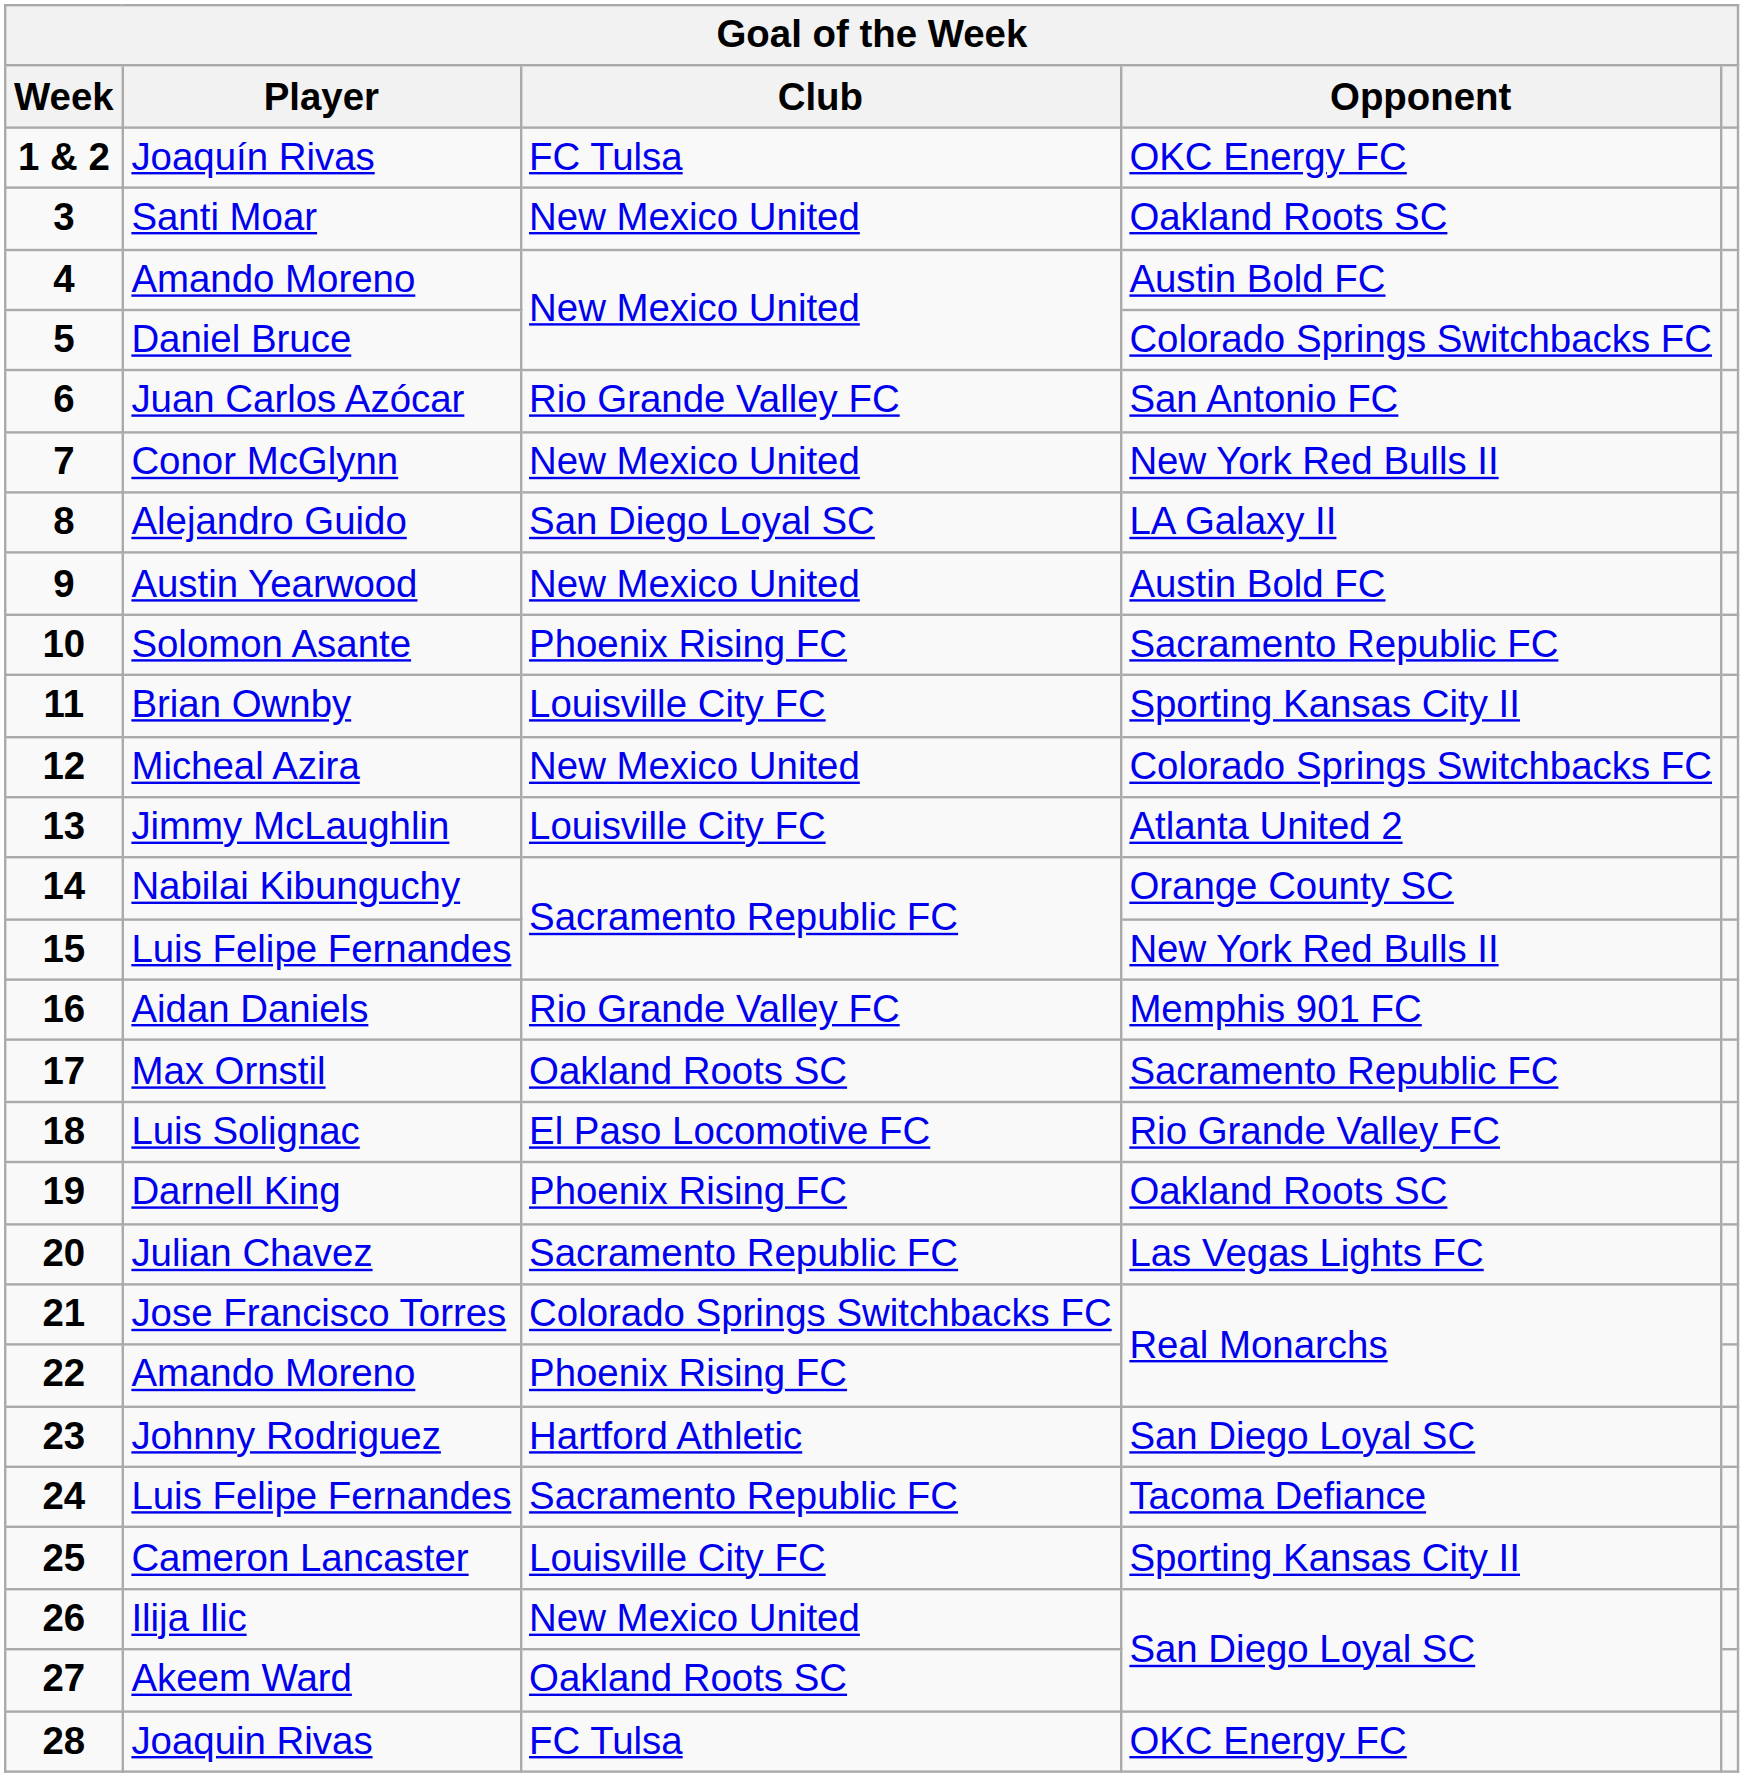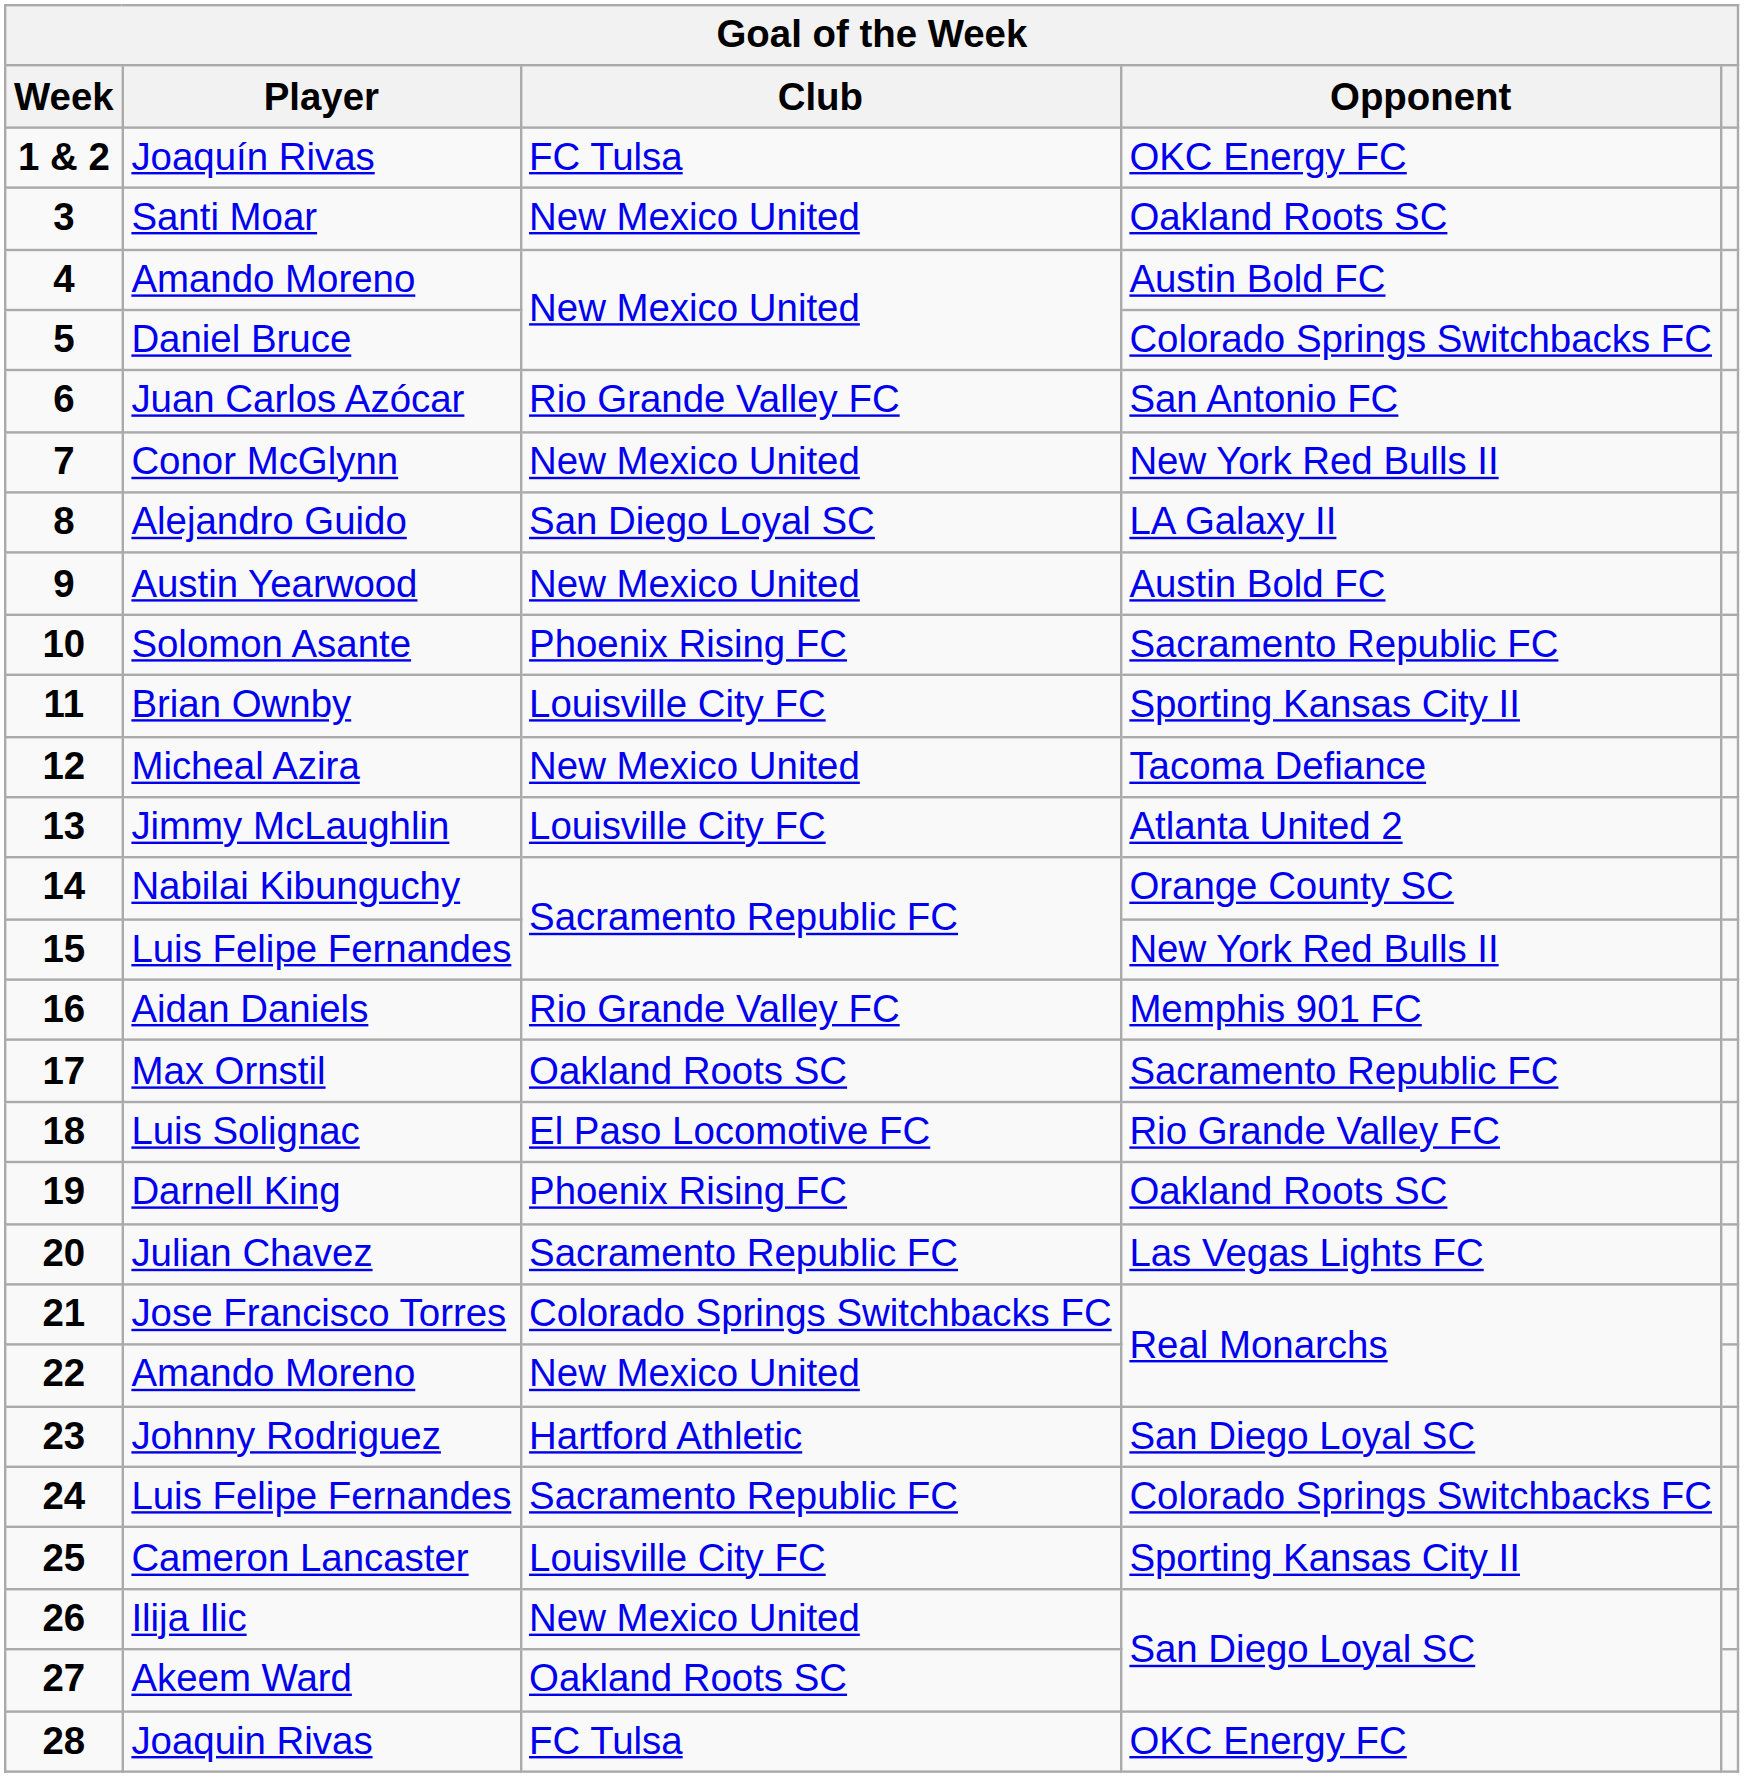(1421, 765) Colorado Springs Switchbacks FC -> (1278, 765) Tacoma Defiance
(688, 1374) Phoenix Rising FC -> (694, 1374) New Mexico United
(1278, 1496) Tacoma Defiance -> (1421, 1496) Colorado Springs Switchbacks FC
